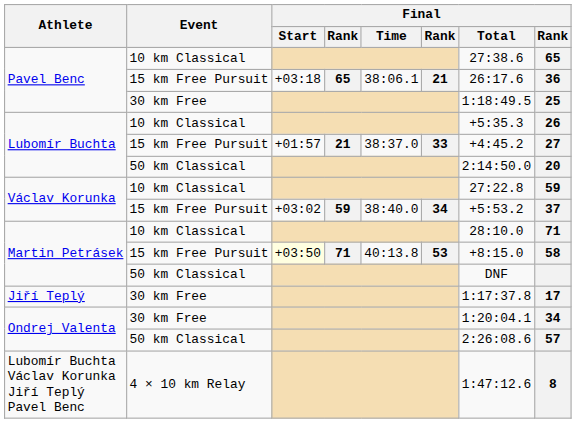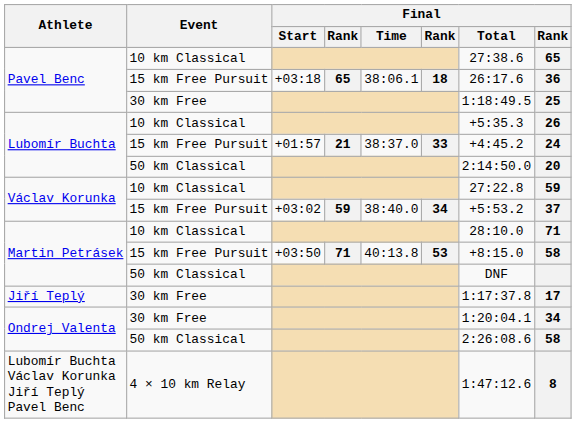(440, 80) 21 -> (440, 80) 18
(553, 145) 27 -> (553, 145) 24
(298, 253) lightyellow background -> (298, 253) no background
(553, 339) 57 -> (553, 339) 58
